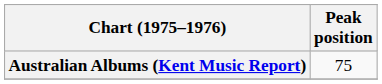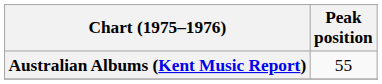(343, 65) 75 -> (343, 65) 55
